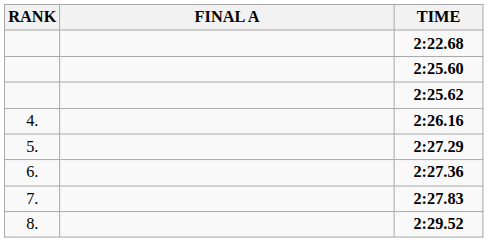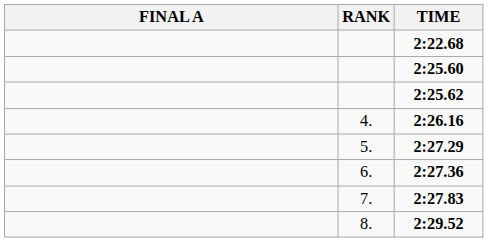columns swapped: (32, 17) <-> (227, 17)
